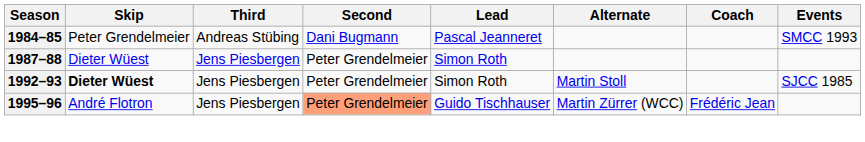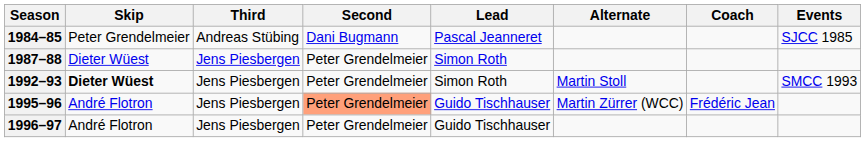(819, 37) SMCC 1993 -> (817, 37) SJCC 1985
(817, 81) SJCC 1985 -> (819, 81) SMCC 1993
+ row: (35, 125)
